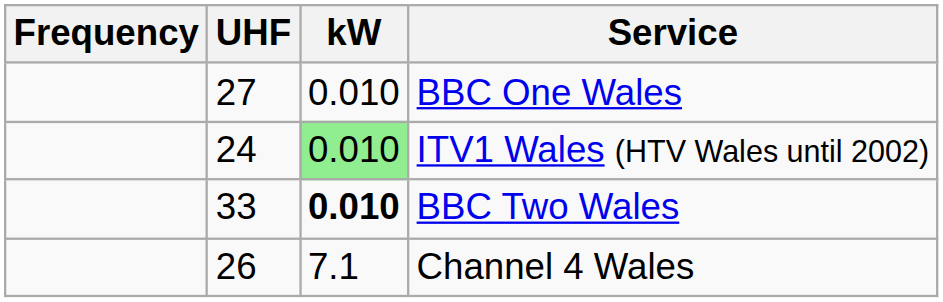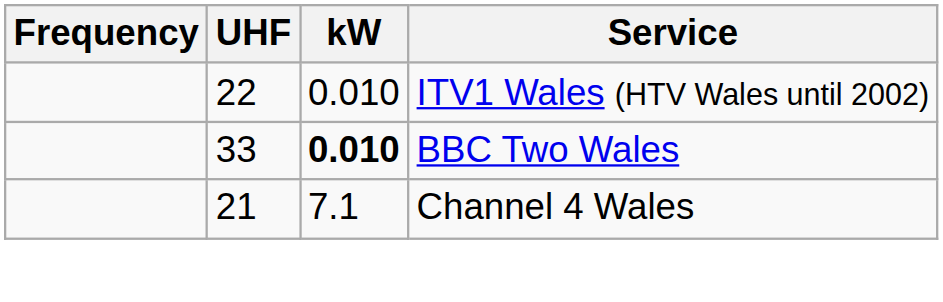- row: (549, 91)
(236, 149) 24 -> (236, 91) 22
(354, 149) lightgreen background -> (354, 91) no background
(236, 265) 26 -> (236, 207) 21
